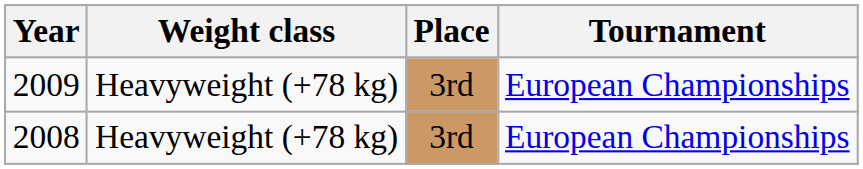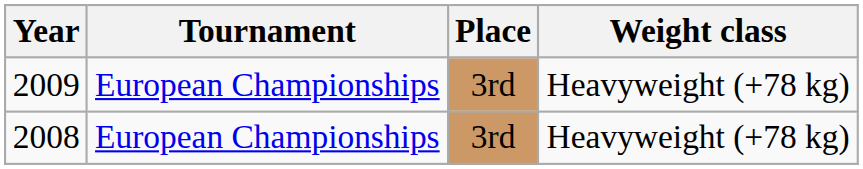columns swapped: (677, 31) <-> (247, 31)
